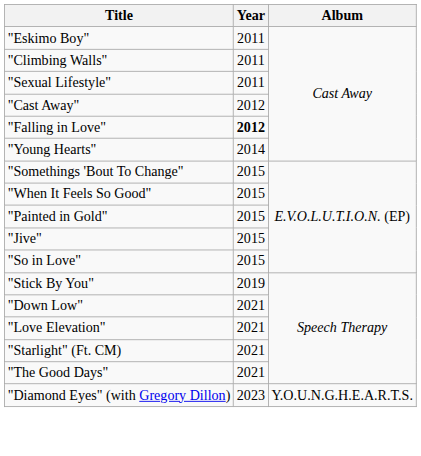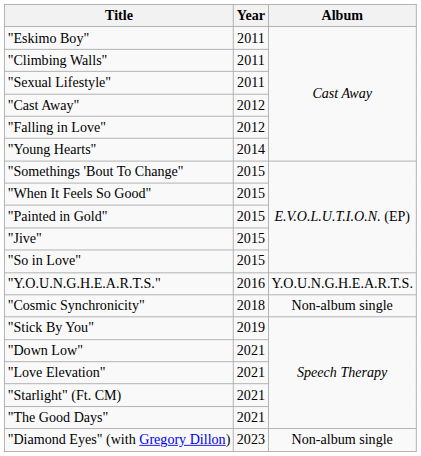(251, 127) bold -> (251, 127) normal
+ row: (84, 283)
+ row: (76, 305)
(342, 395) Y.O.U.N.G.H.E.A.R.T.S. -> (342, 439) Non-album single
